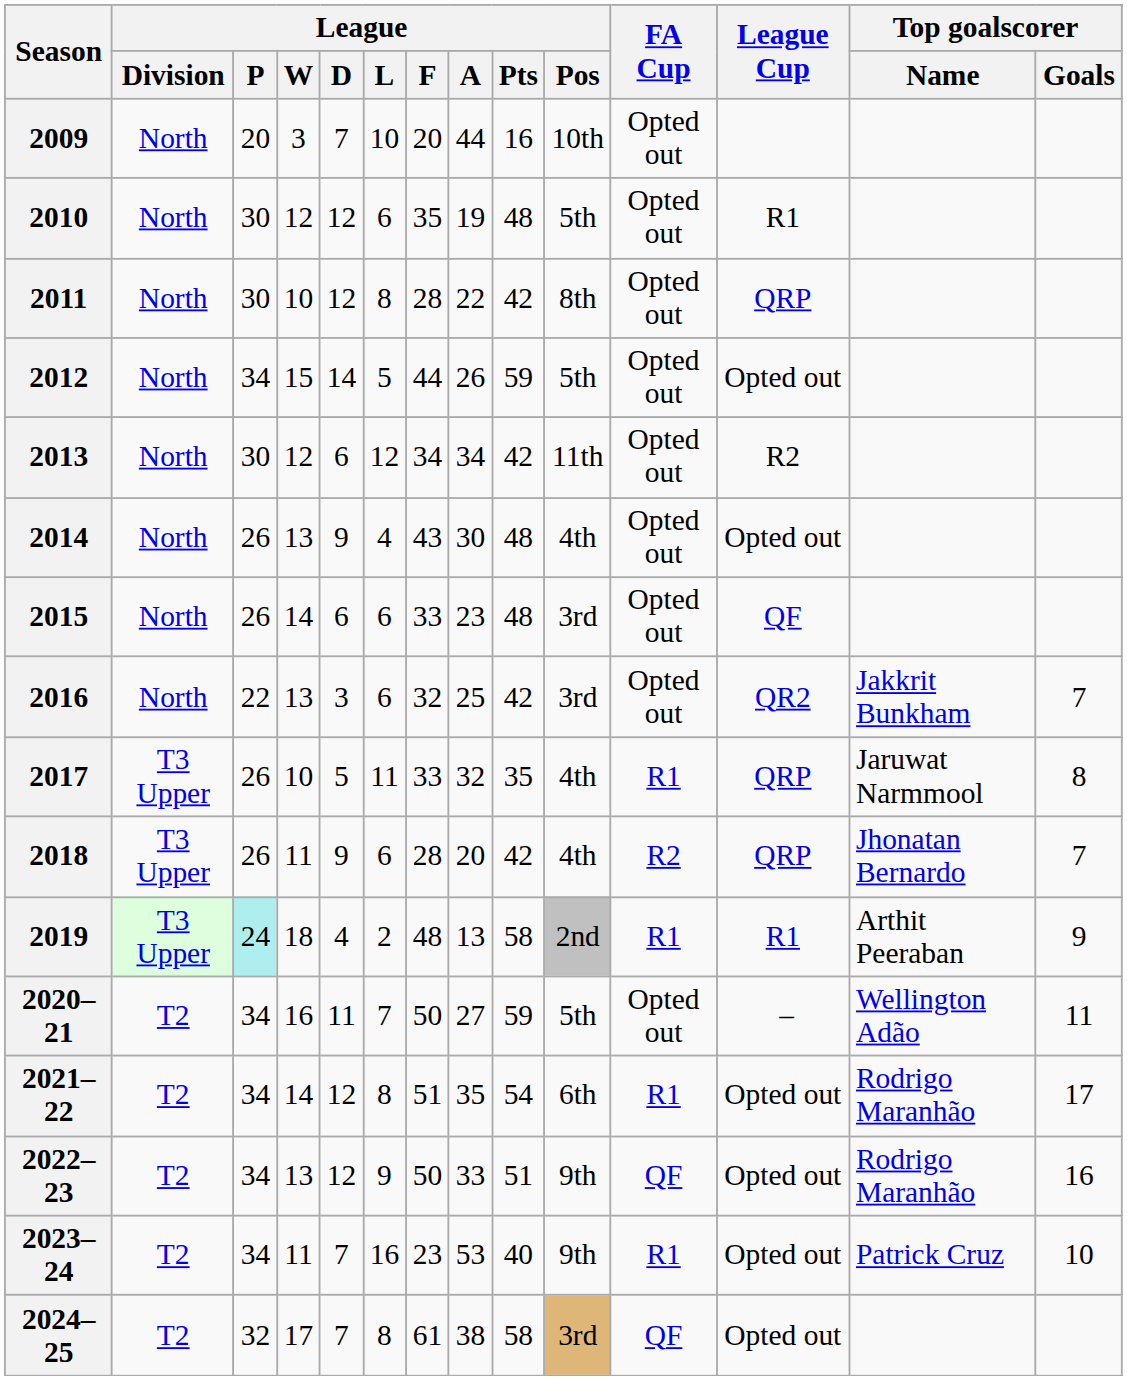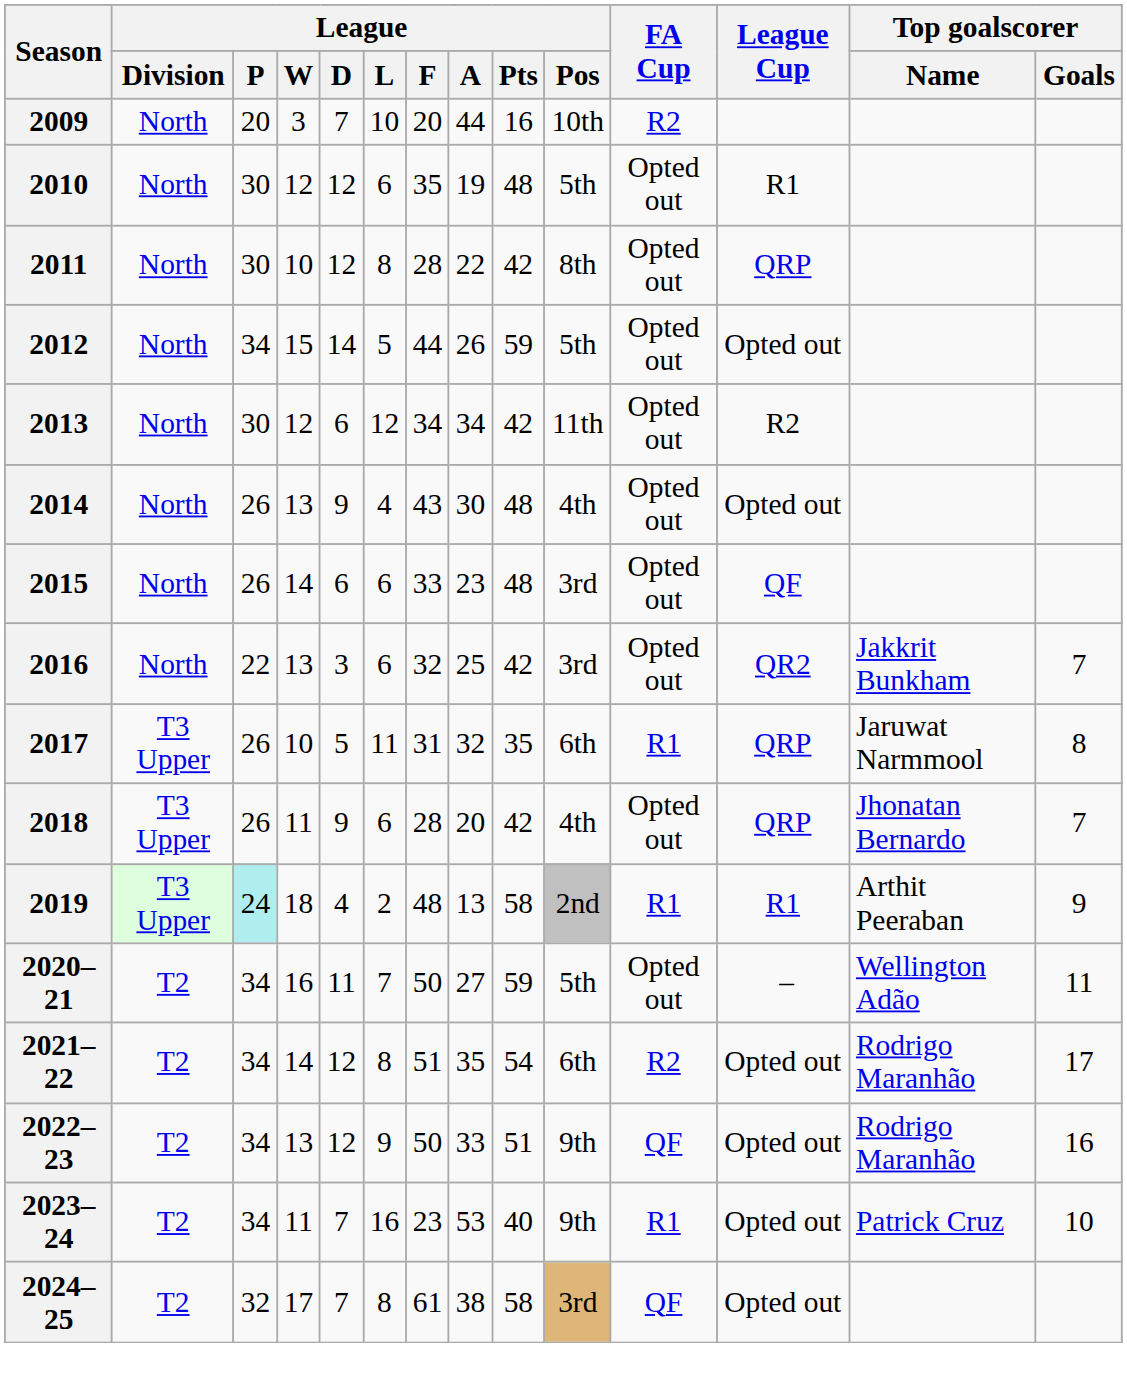(664, 137) Opted out -> (664, 121) R2
(427, 776) 33 -> (427, 743) 31
(578, 776) 4th -> (578, 743) 6th
(664, 856) R2 -> (664, 822) Opted out
(664, 1095) R1 -> (664, 1062) R2
